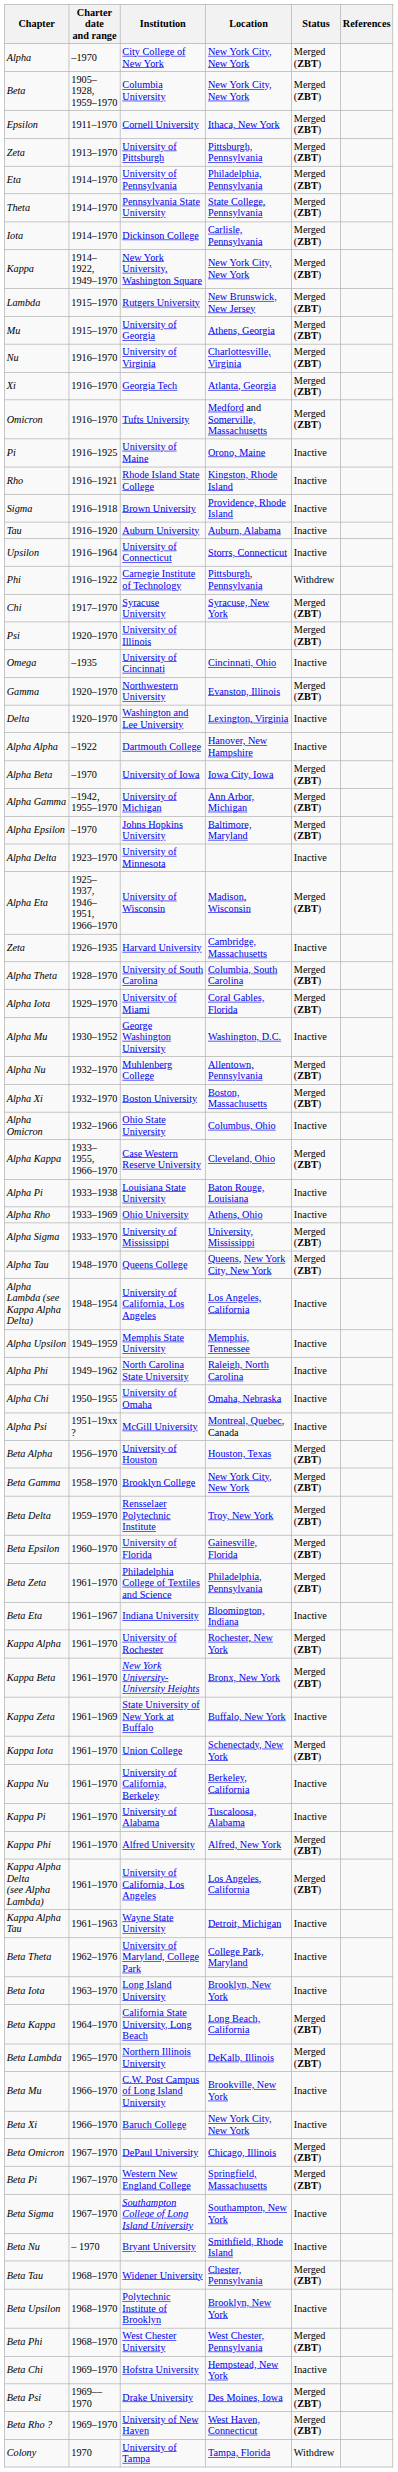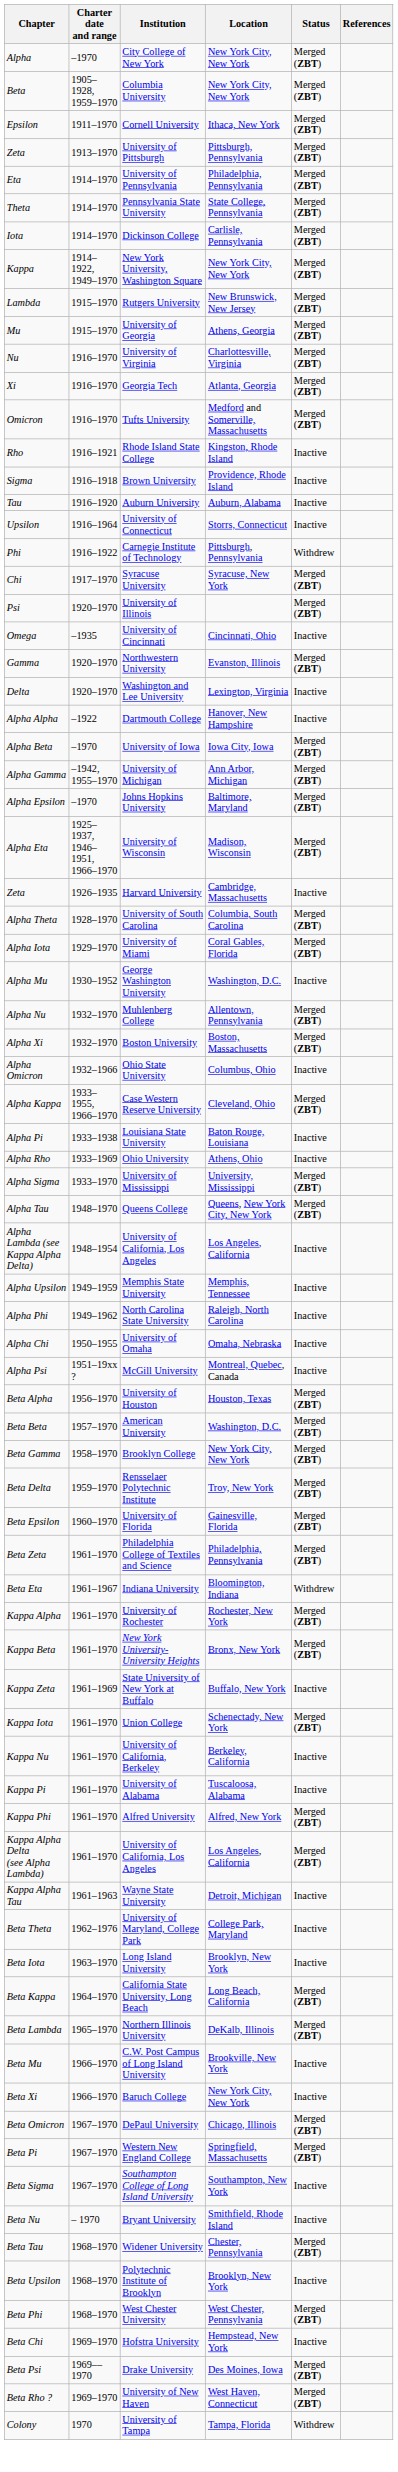- row: (11, 453)
- row: (32, 857)
+ row: (27, 1426)
(310, 1616) Inactive -> (314, 1588) Withdrew
